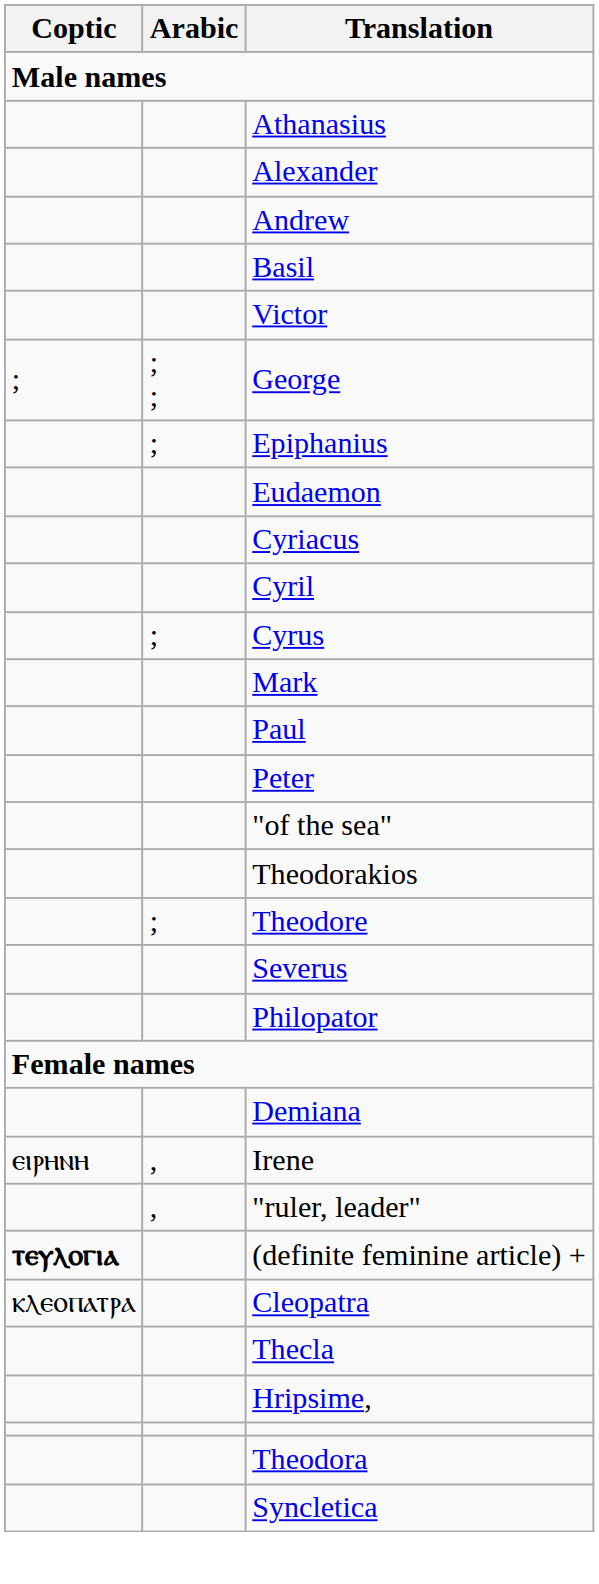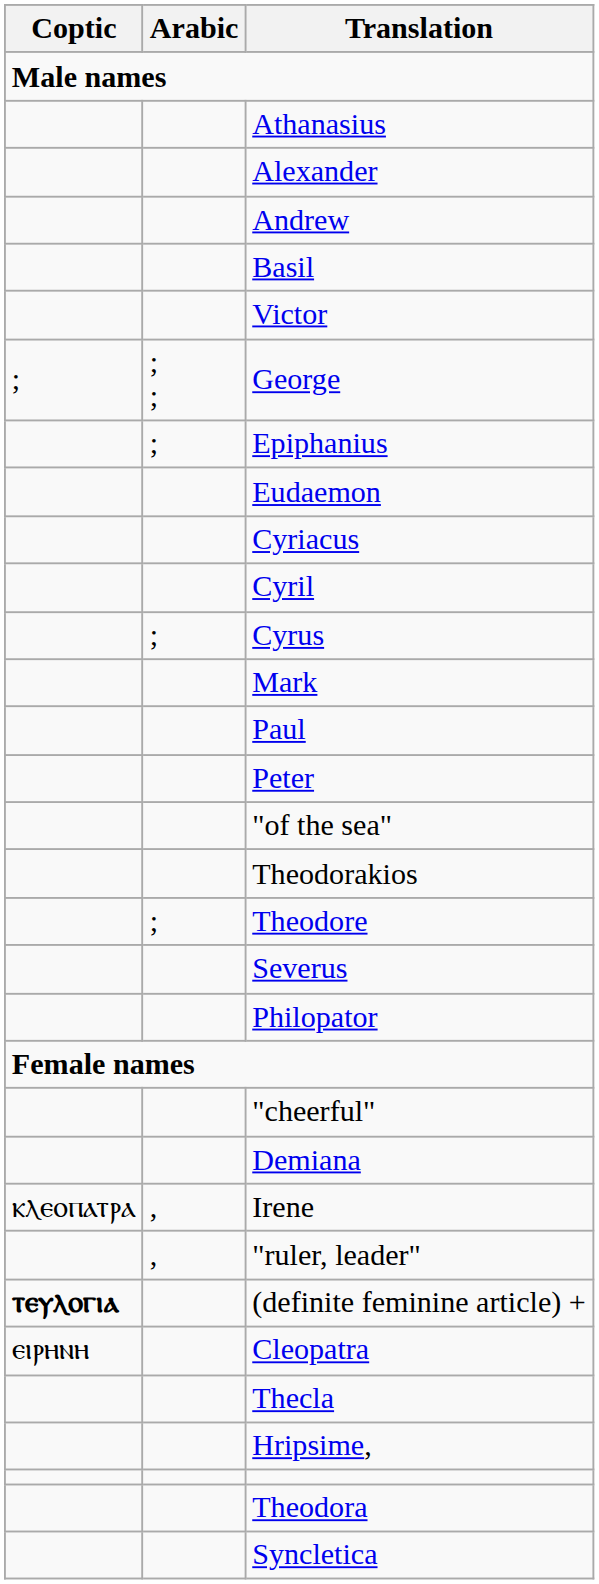+ row: (314, 1111)
(50, 1159) ⲉⲓⲣⲏⲛⲏ -> (74, 1207) ⲕⲗⲉⲟⲡⲁⲧⲣⲁ
(74, 1302) ⲕⲗⲉⲟⲡⲁⲧⲣⲁ -> (50, 1350) ⲉⲓⲣⲏⲛⲏ
